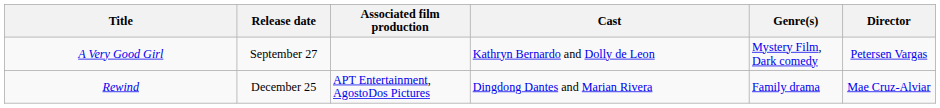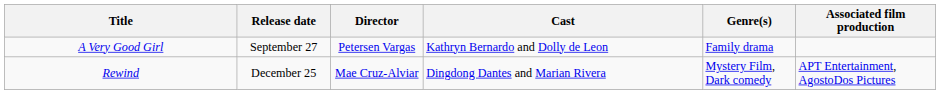columns swapped: (889, 20) <-> (400, 20)
(787, 53) Mystery Film, Dark comedy -> (739, 47) Family drama
(786, 86) Family drama -> (740, 73) Mystery Film, Dark comedy
